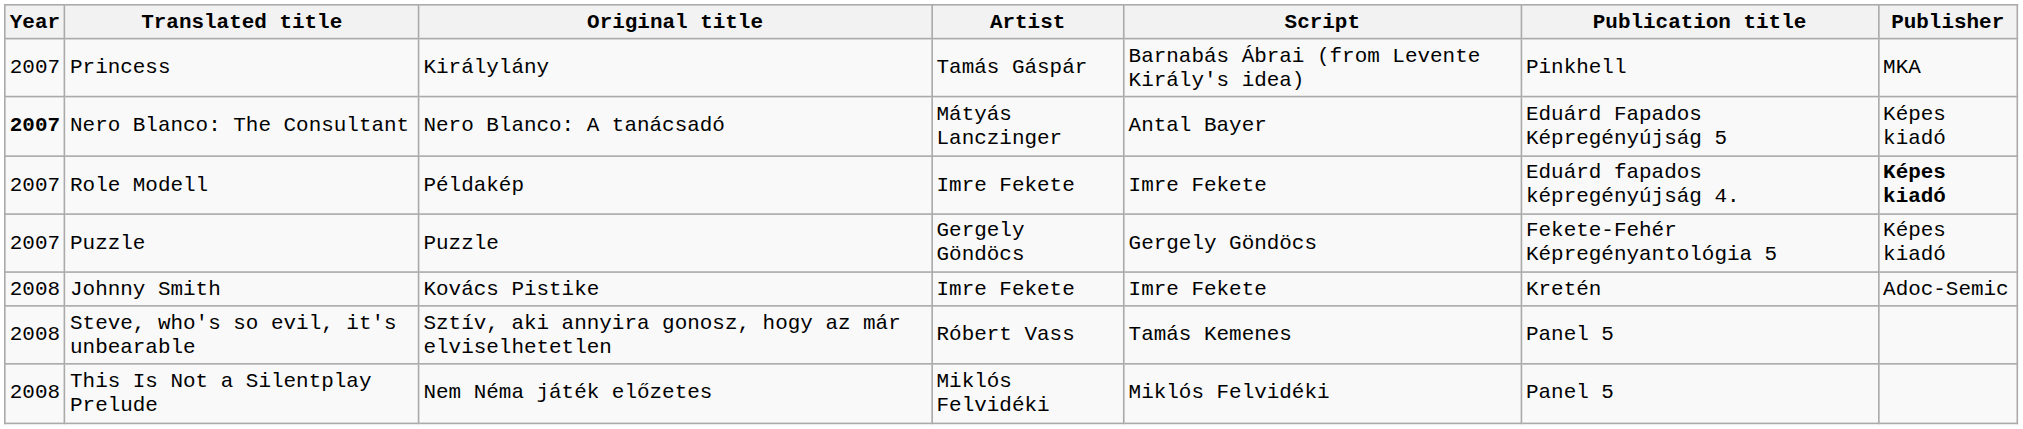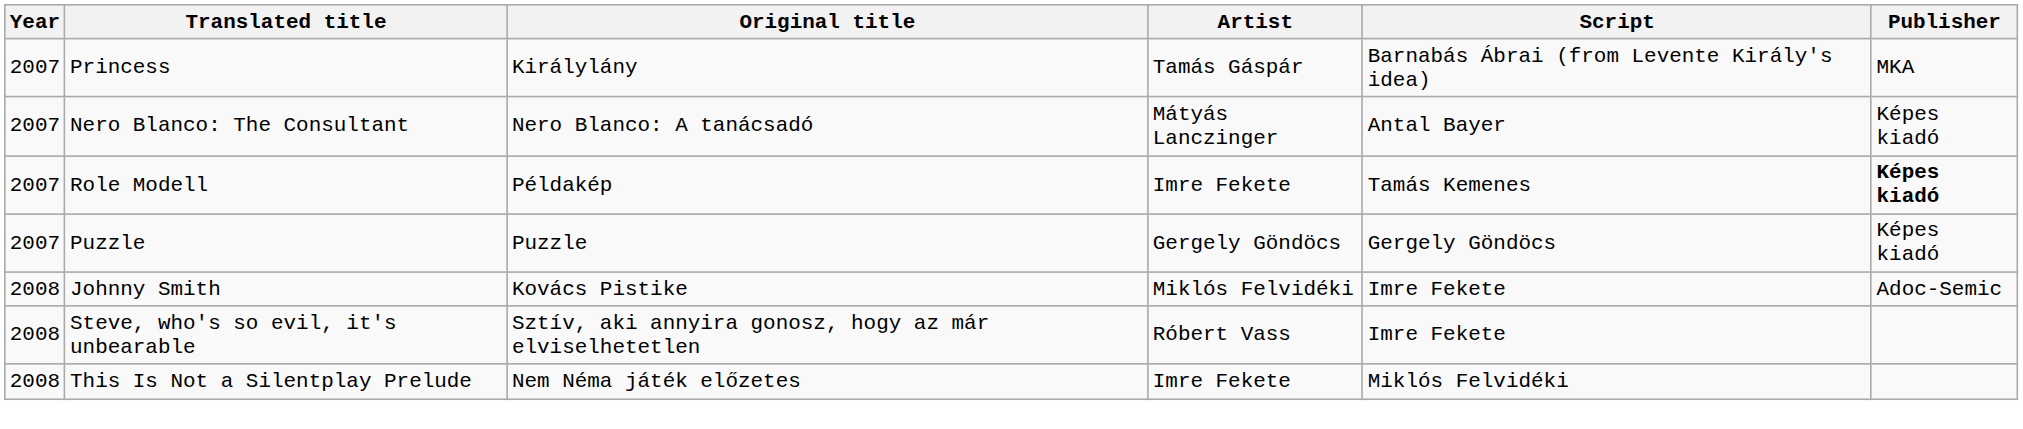- column: (1700, 22)
(35, 126) bold -> (35, 126) normal
(1198, 185) Imre Fekete -> (1449, 185) Tamás Kemenes
(1006, 289) Imre Fekete -> (1253, 289) Miklós Felvidéki
(1210, 335) Tamás Kemenes -> (1437, 335) Imre Fekete
(993, 393) Miklós Felvidéki -> (1222, 381) Imre Fekete
